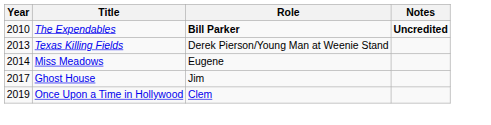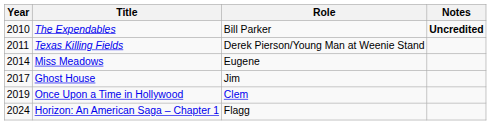(214, 29) bold -> (248, 29) normal
(18, 45) 2013 -> (18, 45) 2011
+ row: (127, 111)
